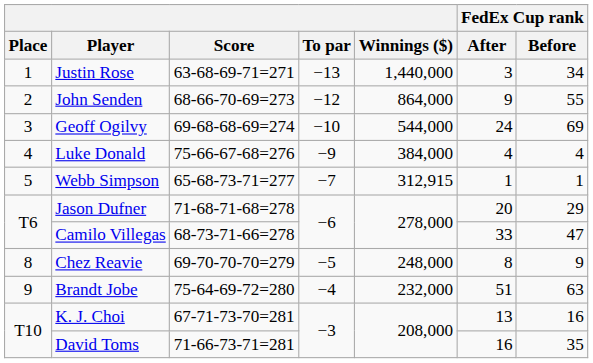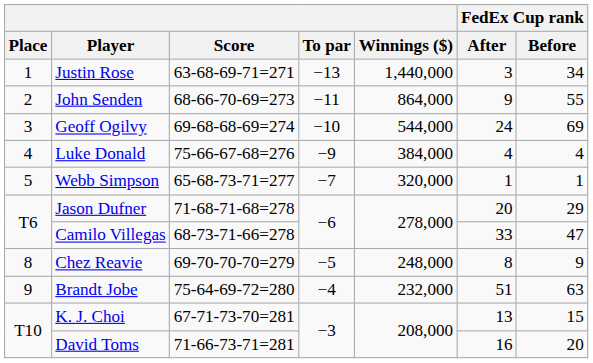(327, 99) −12 -> (327, 99) −11
(425, 180) 312,915 -> (425, 180) 320,000
(575, 316) 16 -> (575, 316) 15
(575, 343) 35 -> (575, 343) 20
